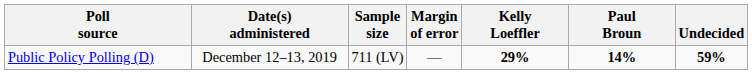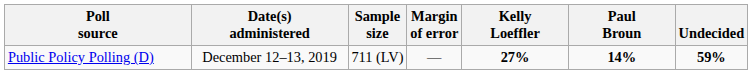(515, 57) 29% -> (515, 57) 27%
